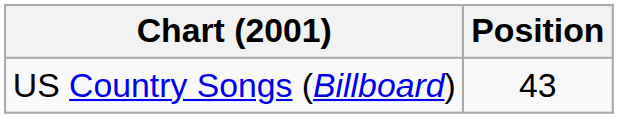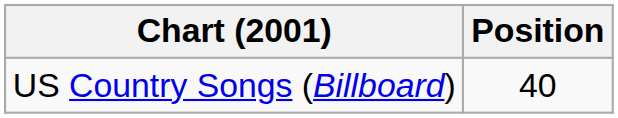(538, 84) 43 -> (538, 84) 40
